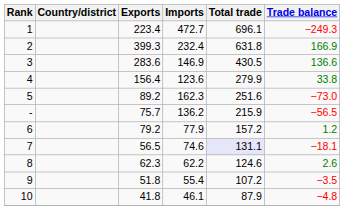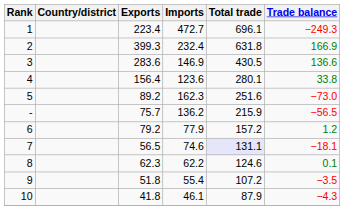(249, 79) 279.9 -> (249, 79) 280.1
(330, 163) 2.6 -> (330, 163) 0.1
(327, 197) −4.8 -> (327, 197) −4.3
